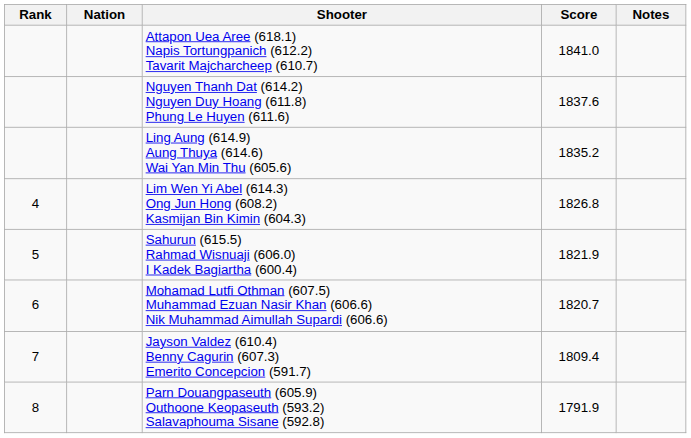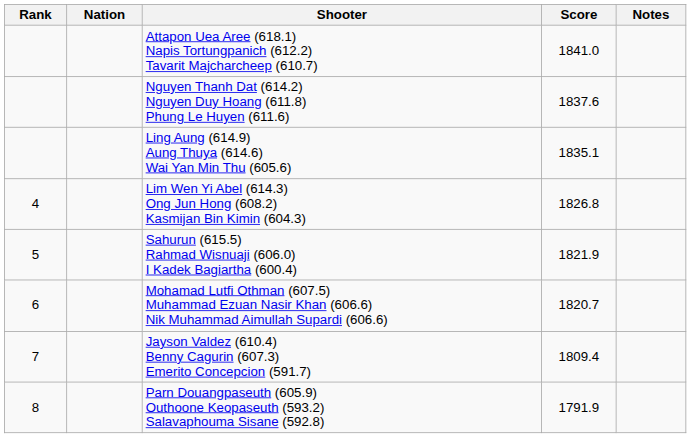(579, 152) 1835.2 -> (579, 152) 1835.1
